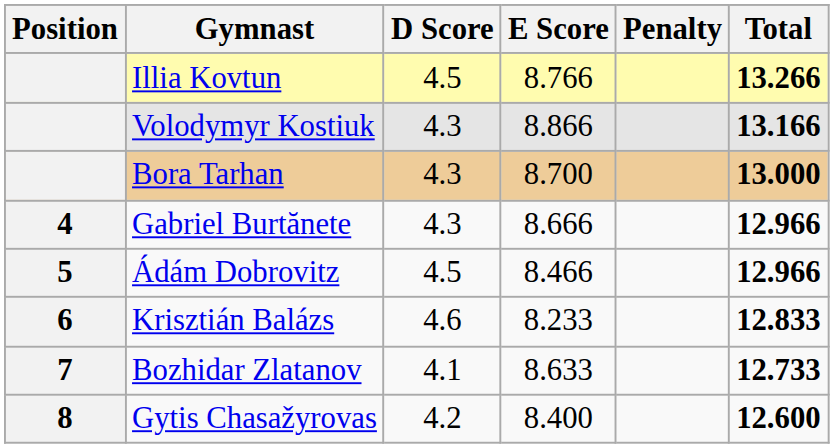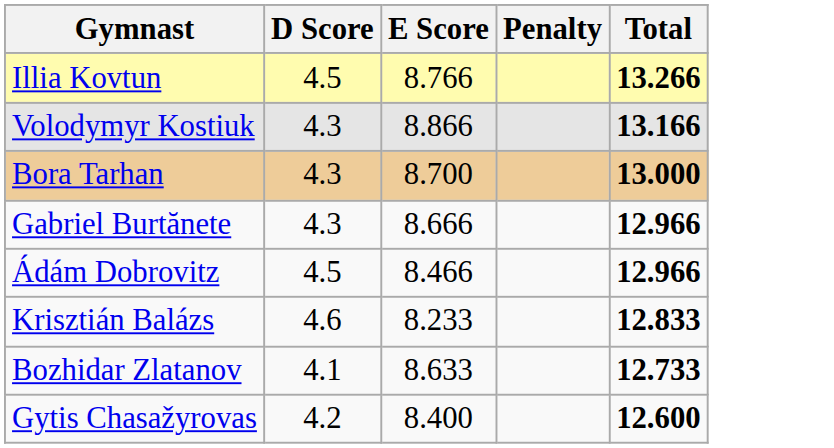- column: (65, 28)
